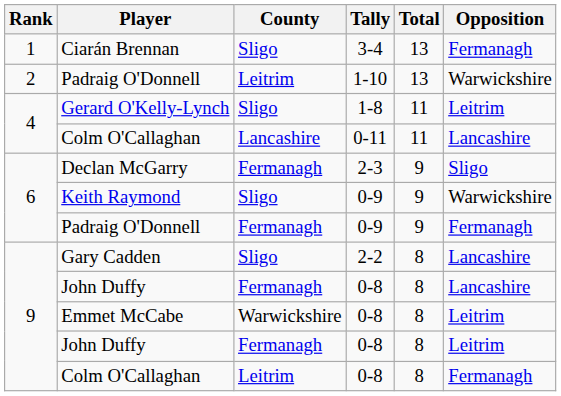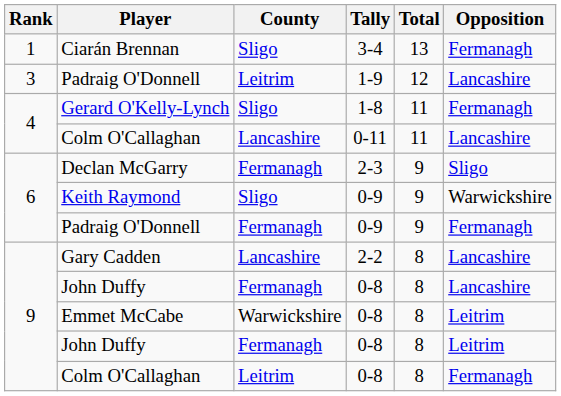- row: (131, 78)
+ row: (131, 78)
(476, 108) Leitrim -> (490, 108) Fermanagh
(258, 256) Sligo -> (279, 256) Lancashire
